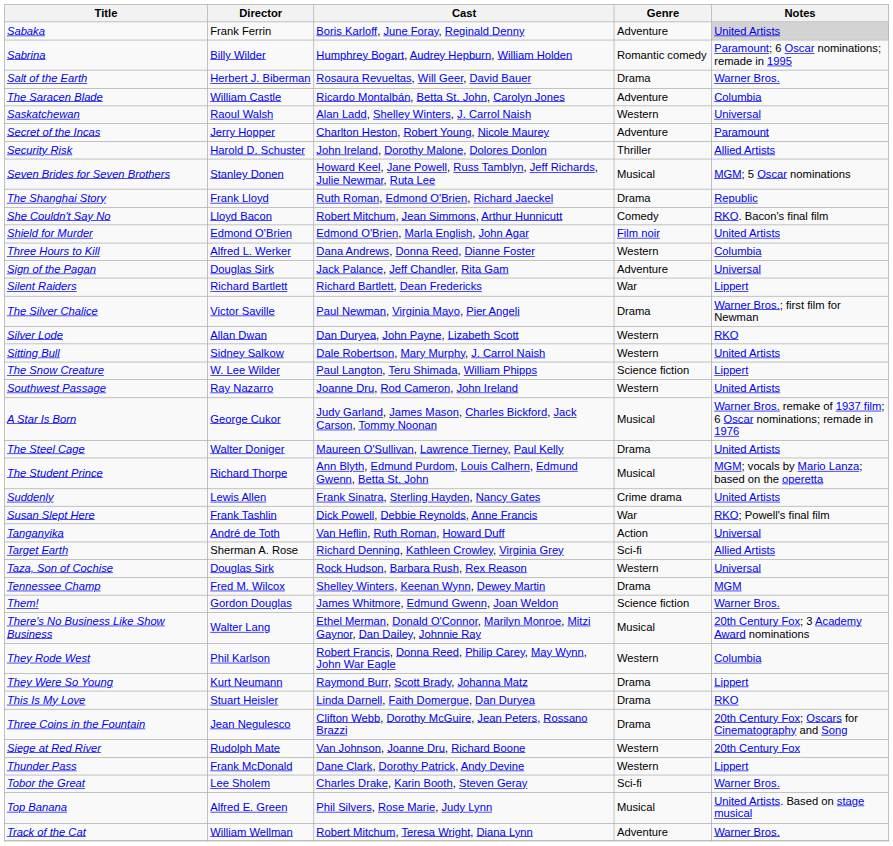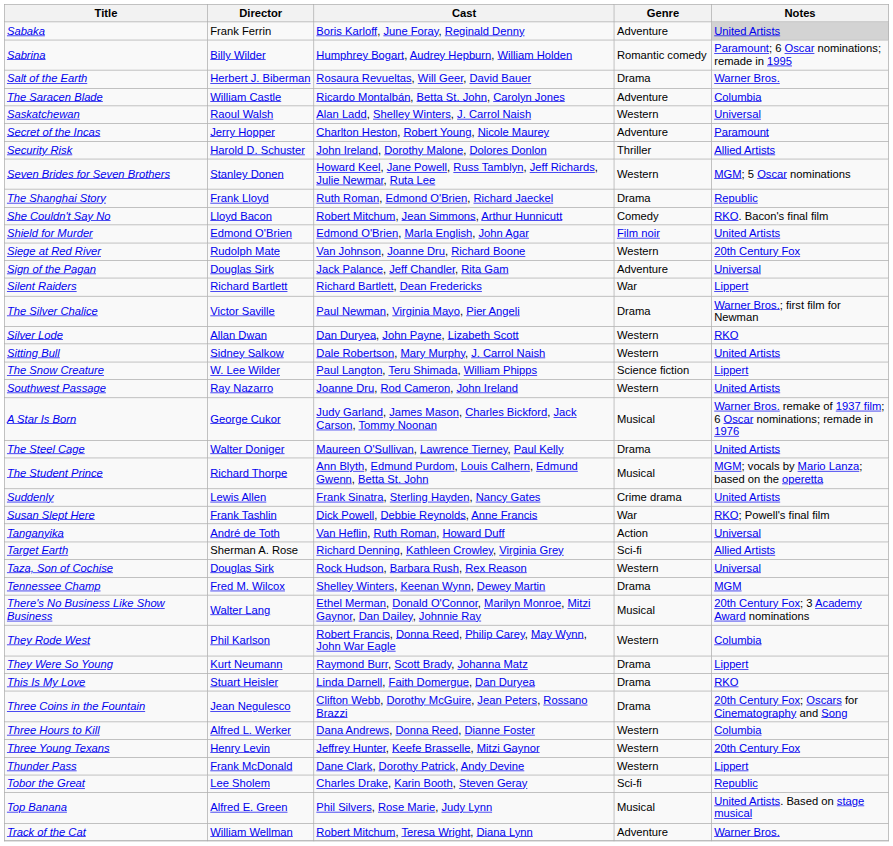(636, 174) Musical -> (638, 174) Western
rows swapped: (54, 748) <-> (53, 251)
- row: (23, 604)
+ row: (58, 748)
(747, 783) Warner Bros. -> (736, 783) Republic
